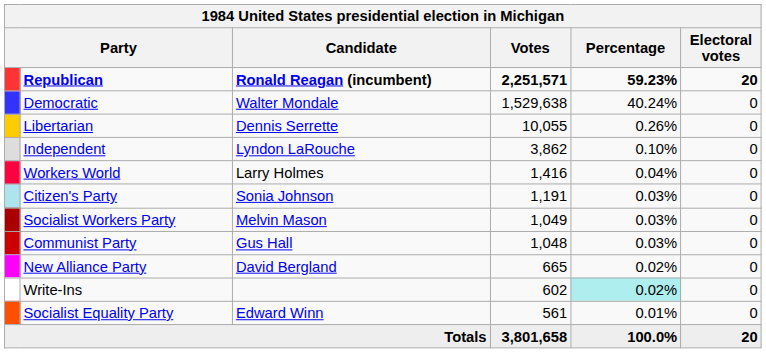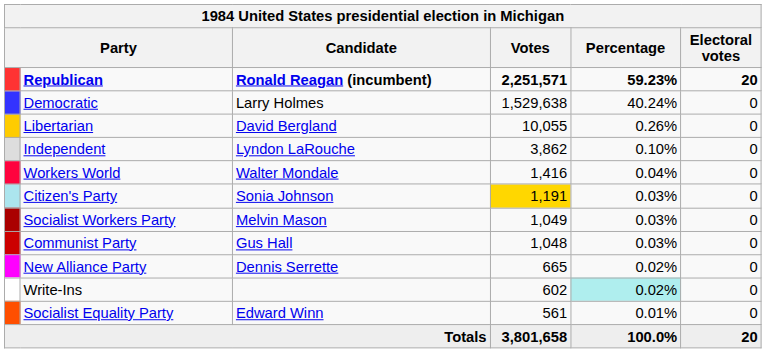(287, 103) Walter Mondale -> (280, 103) Larry Holmes
(287, 126) Dennis Serrette -> (286, 126) David Bergland
(280, 173) Larry Holmes -> (287, 173) Walter Mondale
(549, 196) no background -> (549, 196) gold background
(286, 266) David Bergland -> (287, 266) Dennis Serrette
